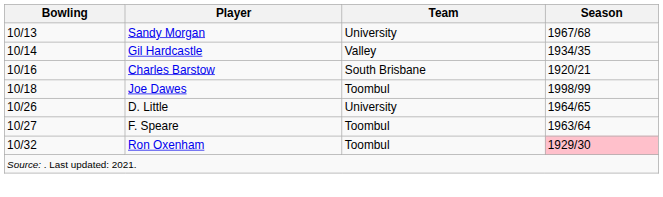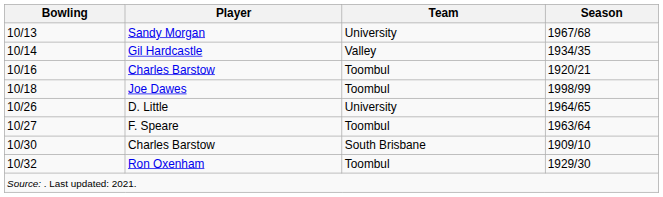(385, 70) South Brisbane -> (367, 70) Toombul
+ row: (22, 145)
(569, 145) pink background -> (569, 164) no background
